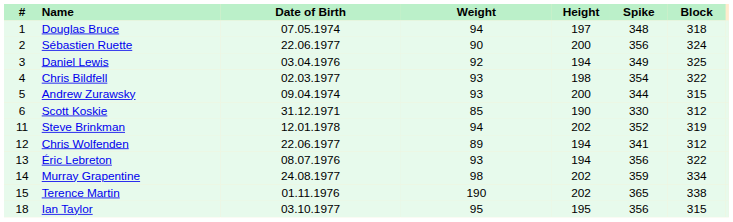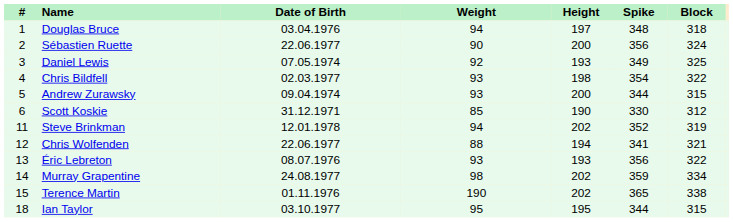(311, 29) 07.05.1974 -> (311, 29) 03.04.1976
(311, 61) 03.04.1976 -> (311, 61) 07.05.1974
(581, 61) 194 -> (581, 61) 193
(476, 143) 89 -> (476, 143) 88
(697, 143) 312 -> (697, 143) 321
(581, 160) 194 -> (581, 160) 193
(639, 209) 356 -> (639, 209) 344
